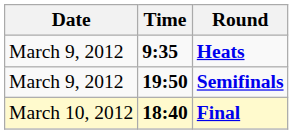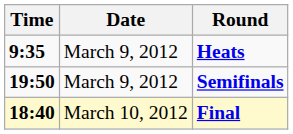columns swapped: (71, 19) <-> (165, 19)
